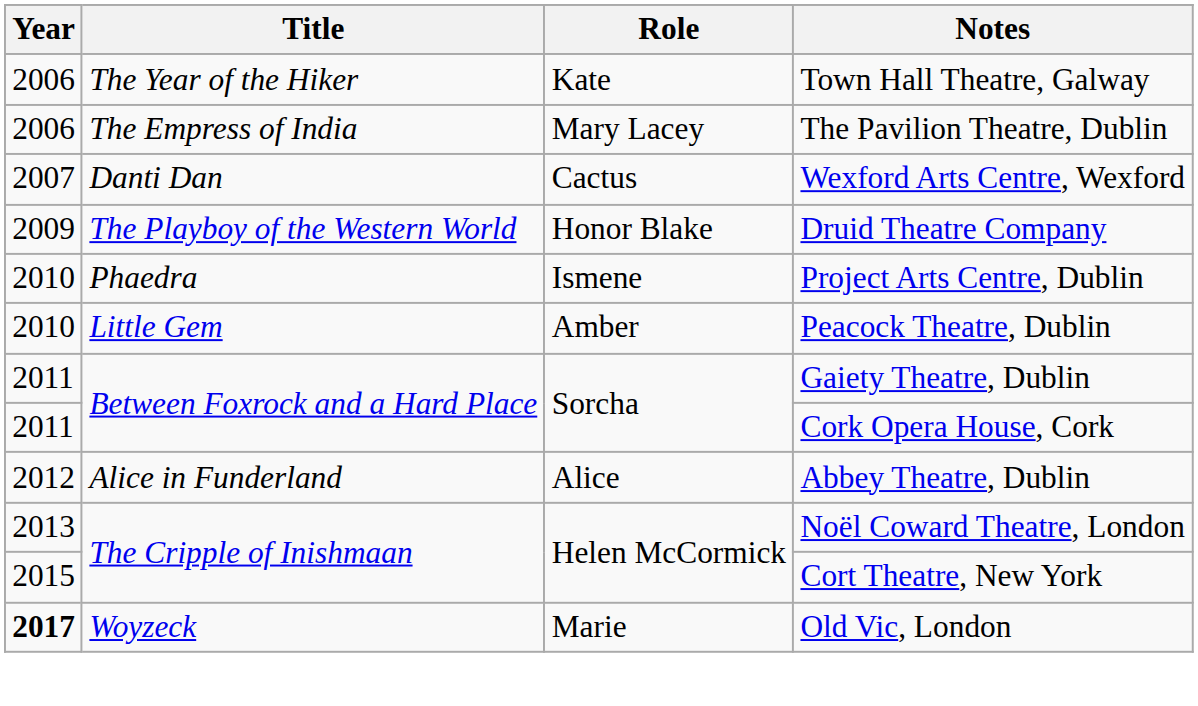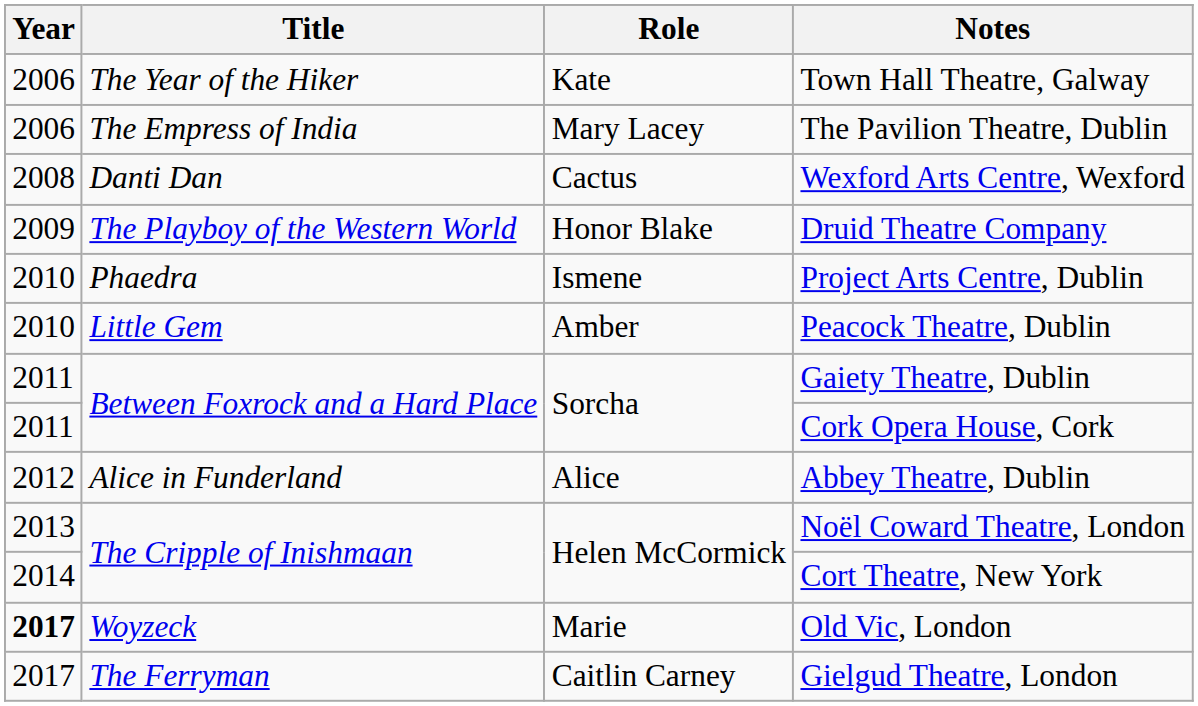(44, 178) 2007 -> (44, 178) 2008
(44, 576) 2015 -> (44, 576) 2014
+ row: (959, 675)
